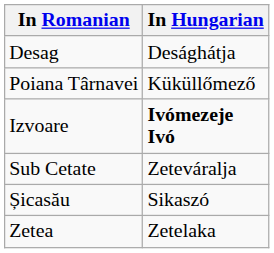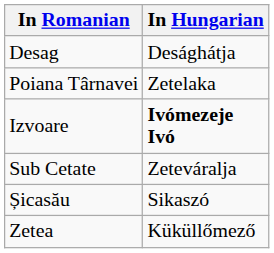(201, 83) Küküllőmező -> (182, 83) Zetelaka
(182, 231) Zetelaka -> (201, 231) Küküllőmező
